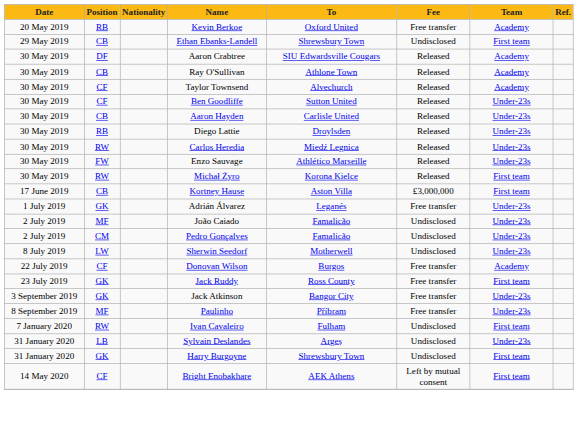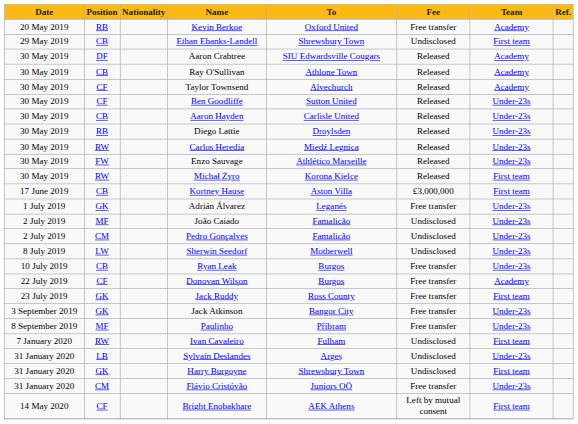+ row: (217, 266)
+ row: (217, 386)
